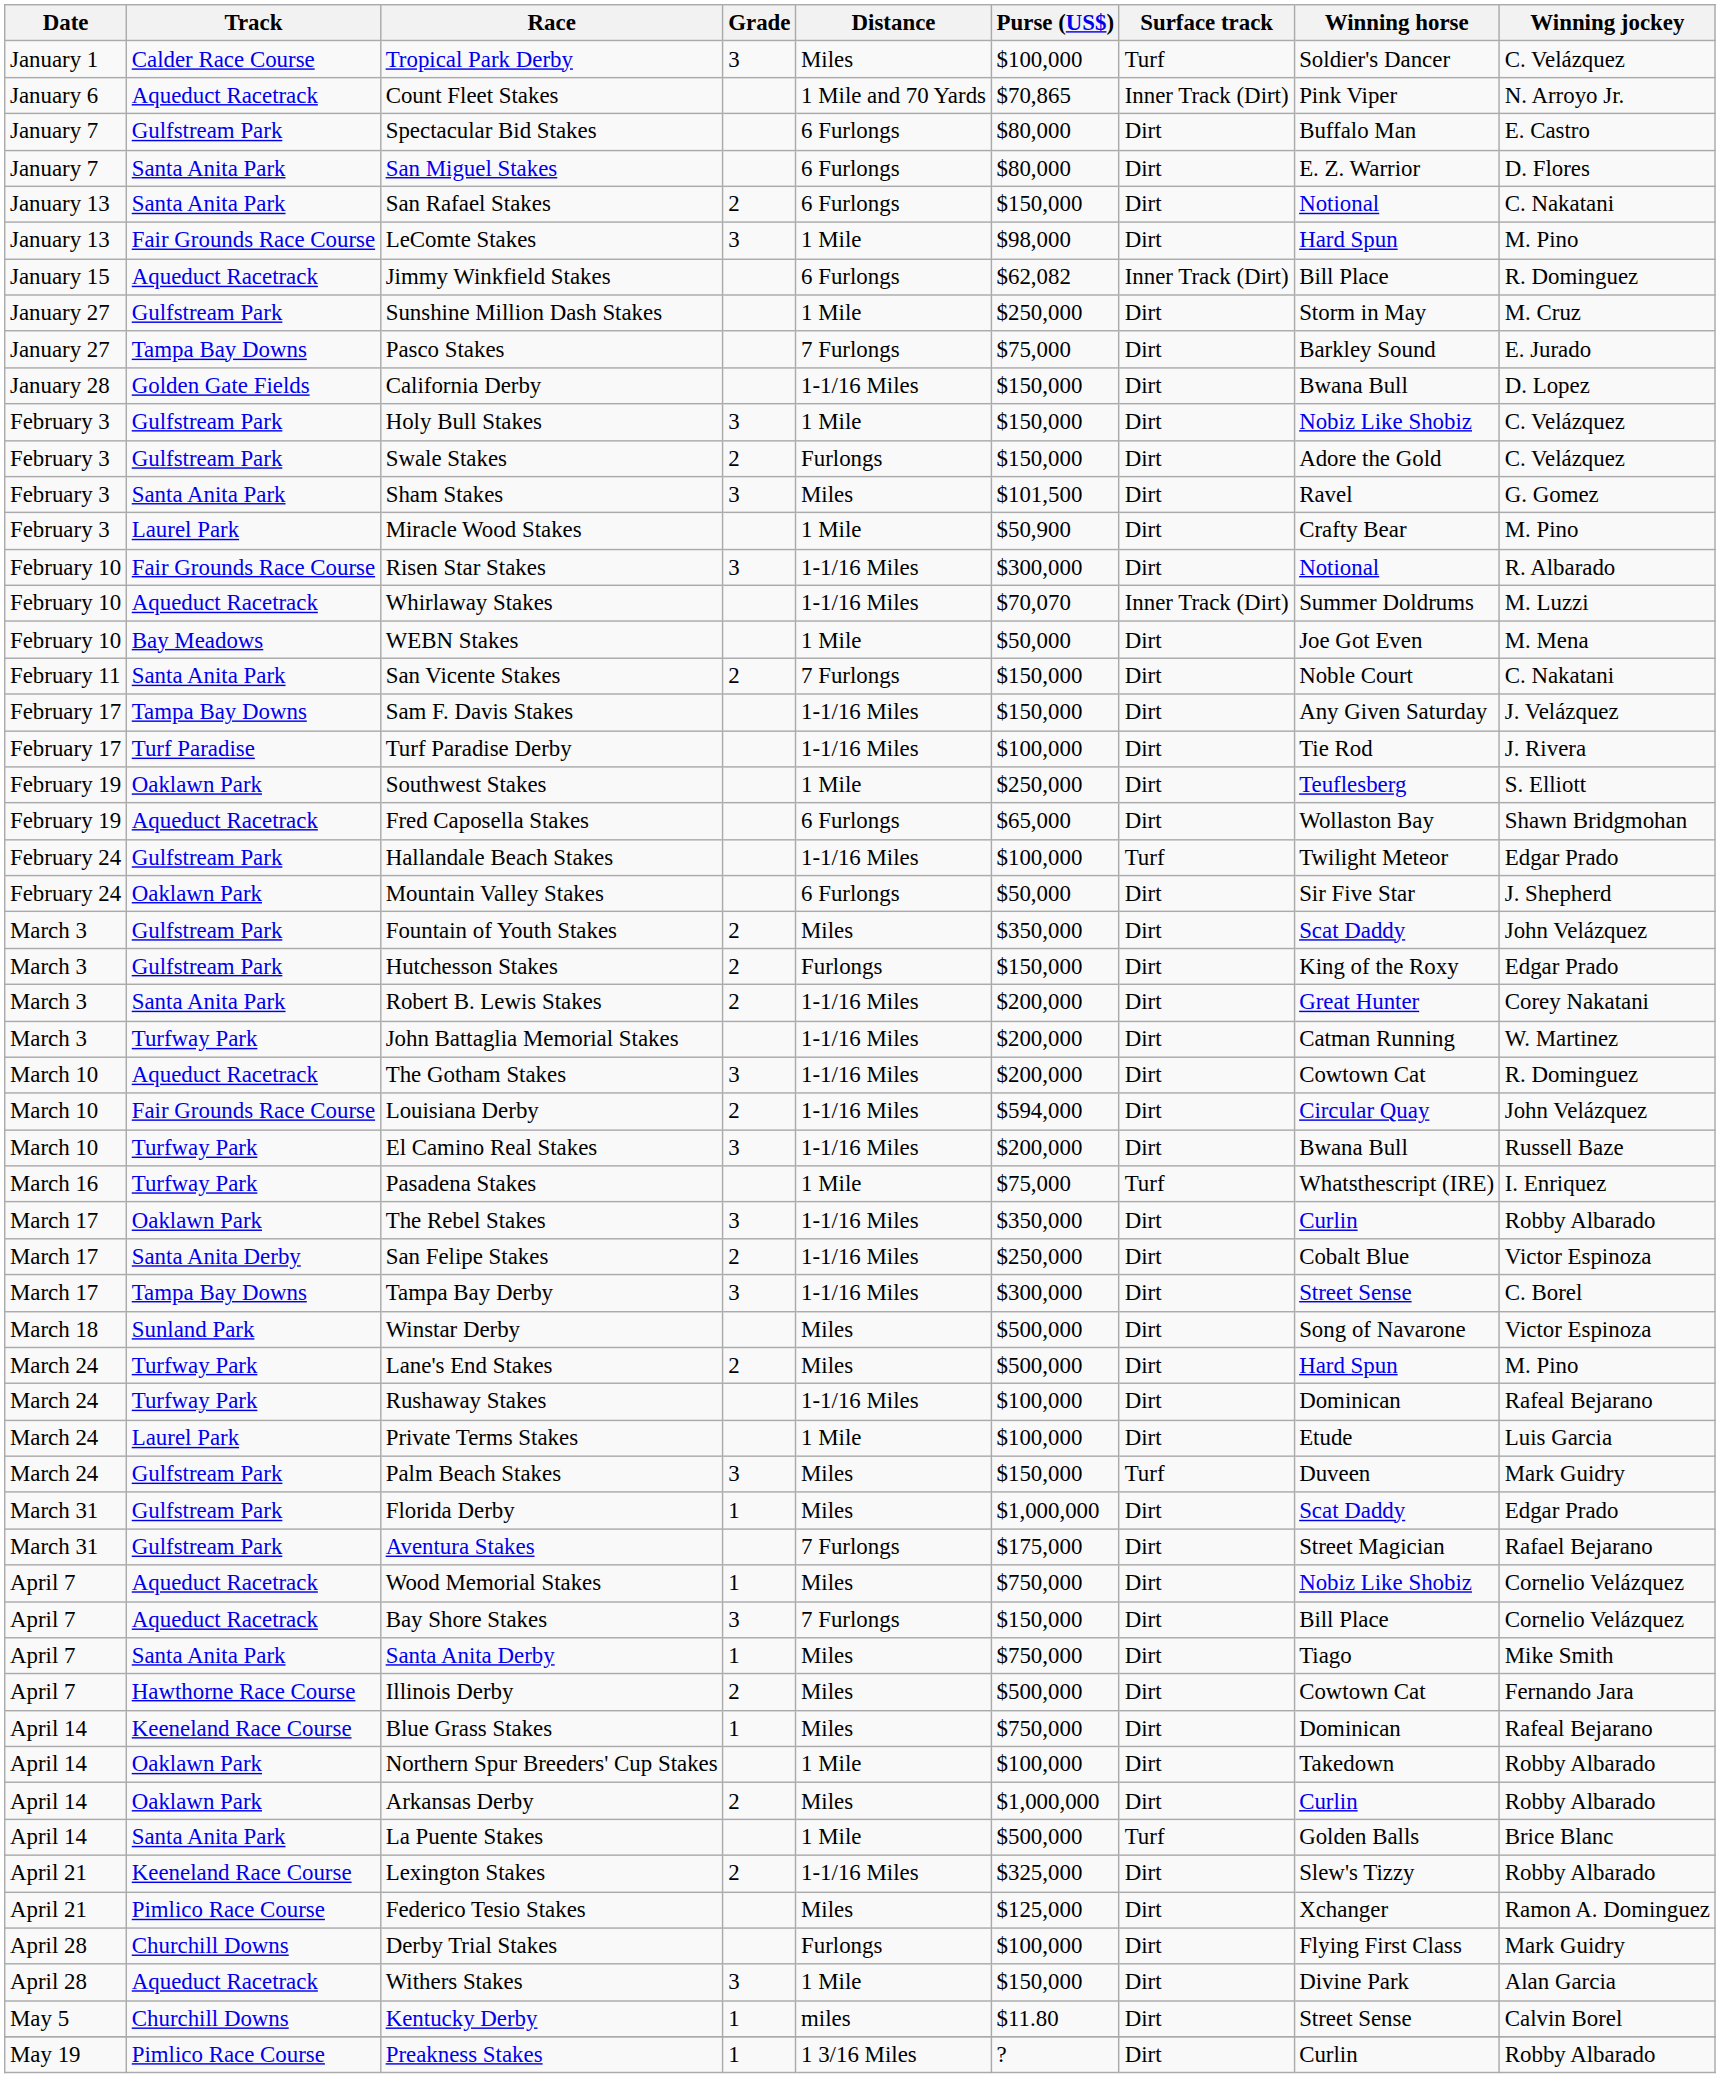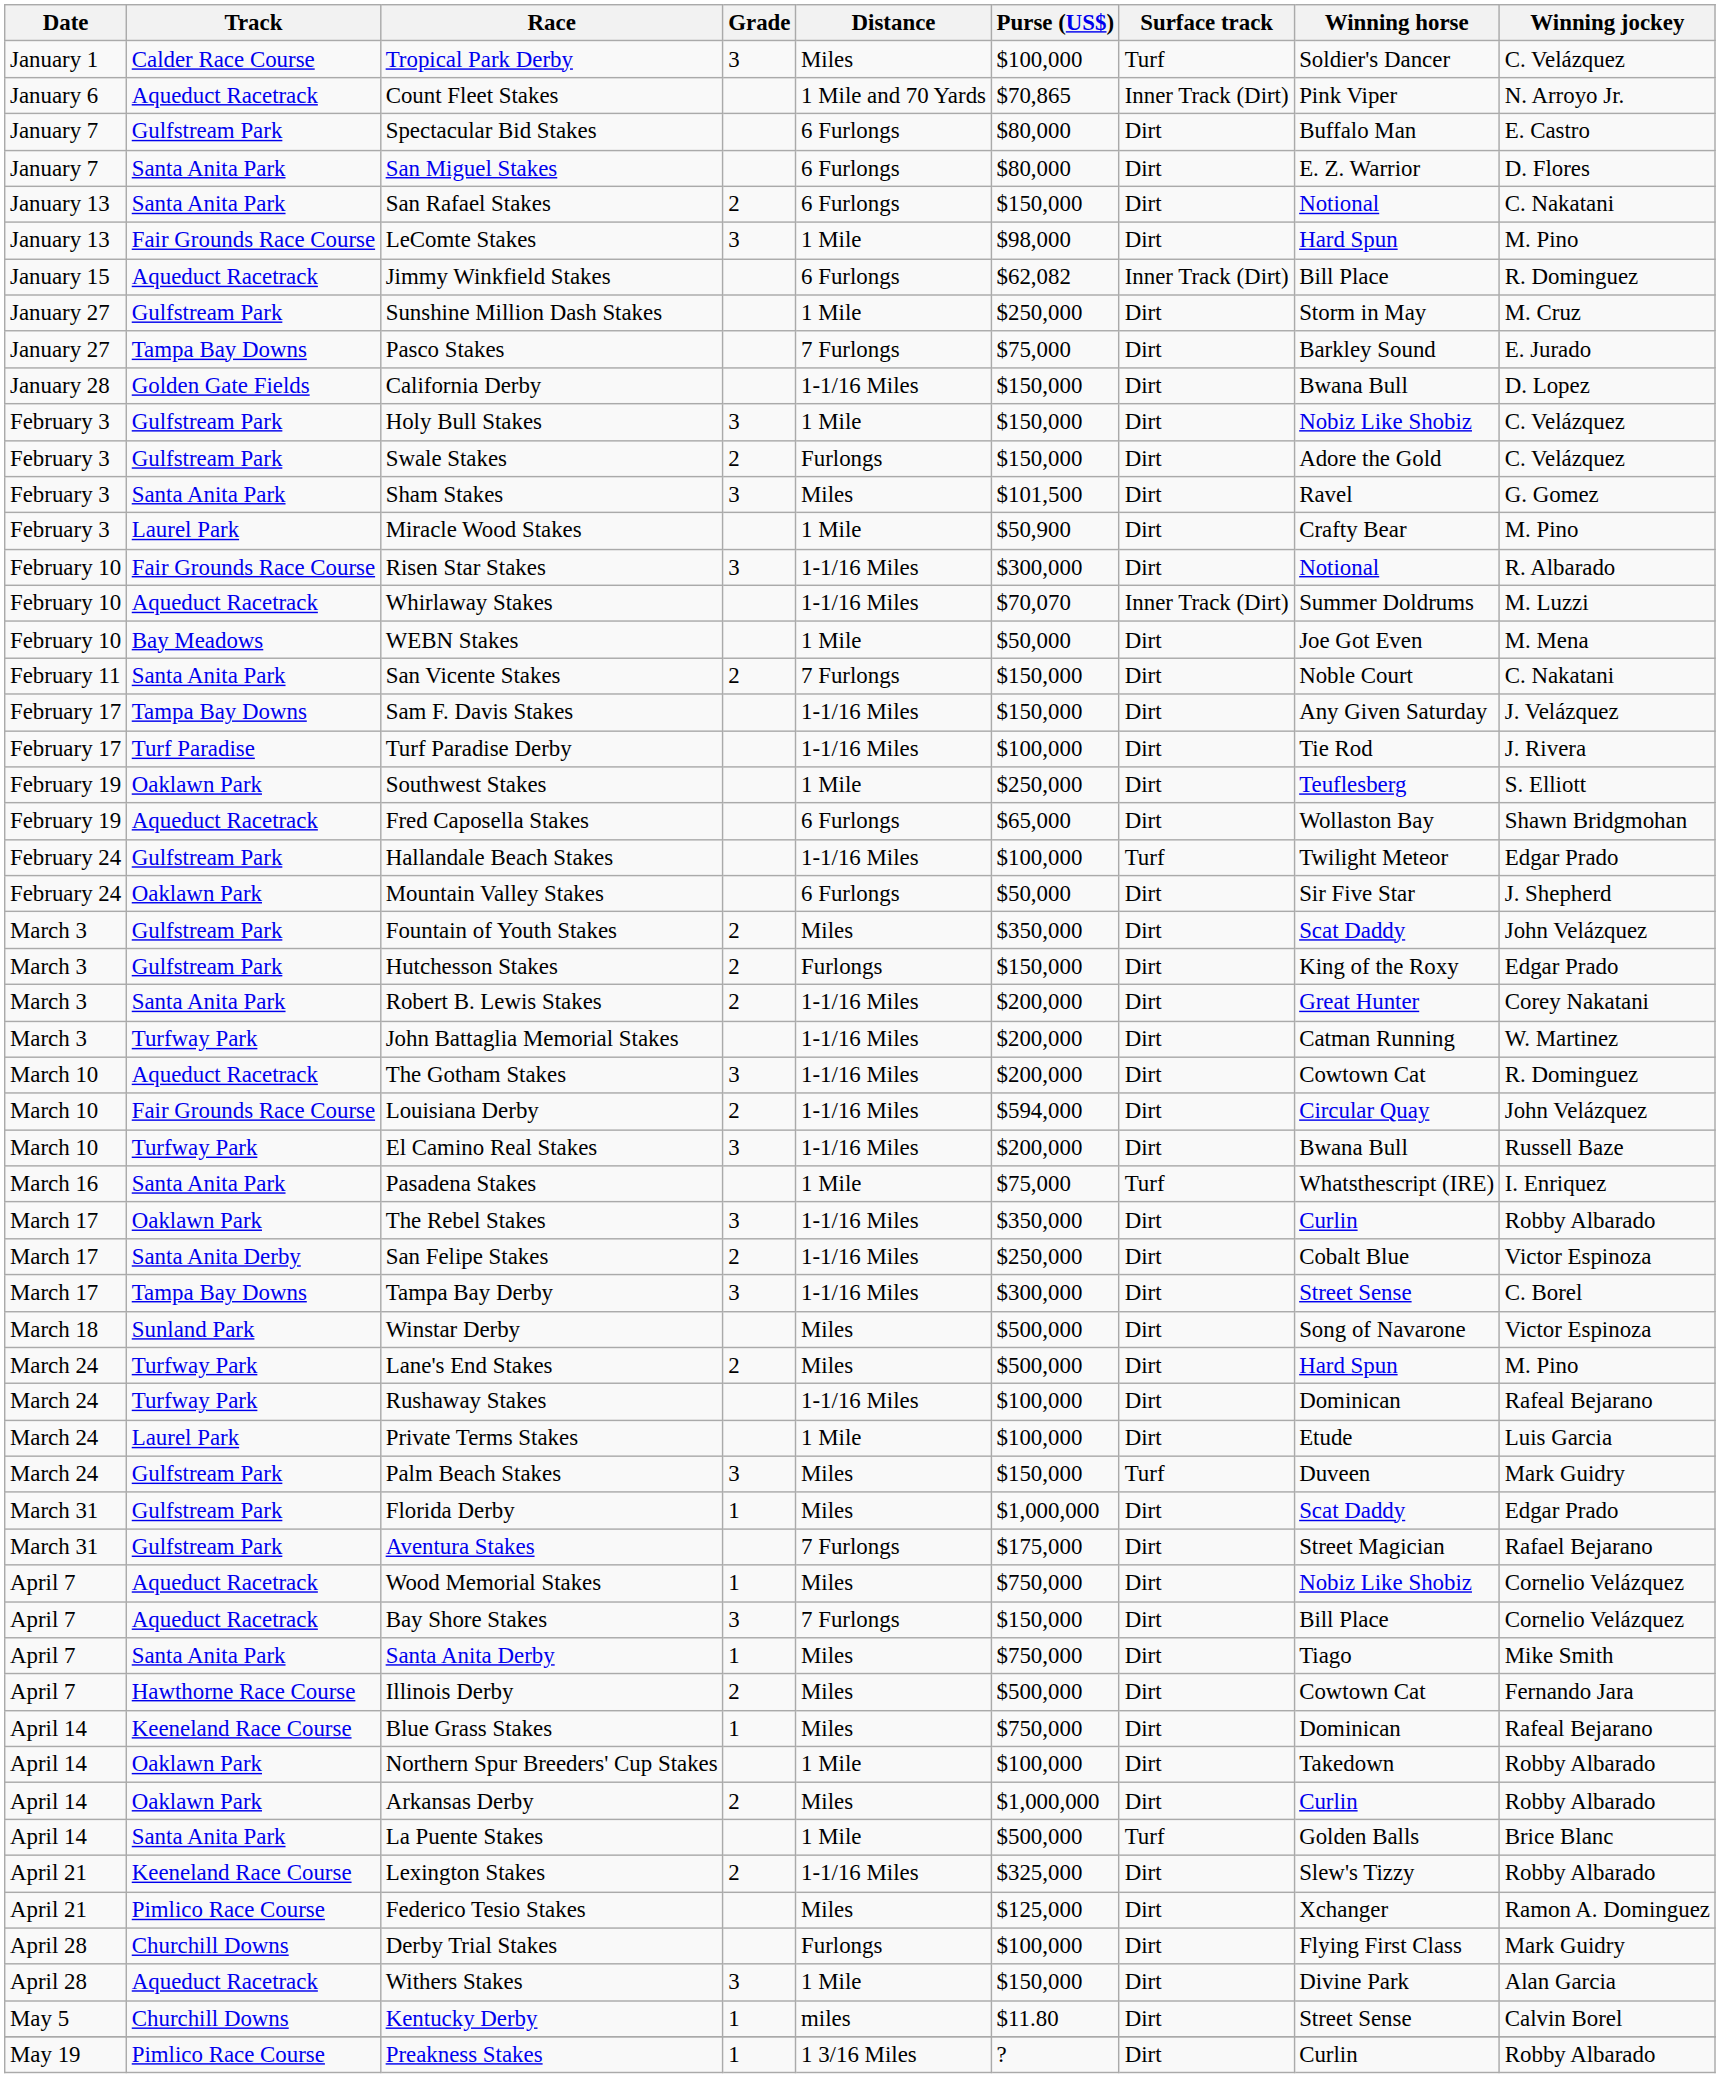(195, 1183) Turfway Park -> (209, 1183) Santa Anita Park
